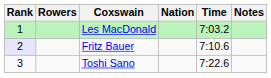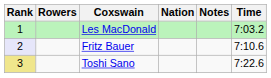columns swapped: (214, 13) <-> (249, 13)
(20, 64) no background -> (20, 64) khaki background
